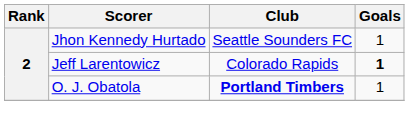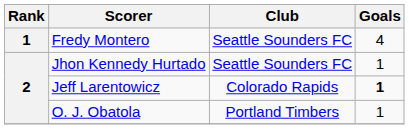+ row: (101, 40)
(282, 87) bold -> (282, 111) normal
